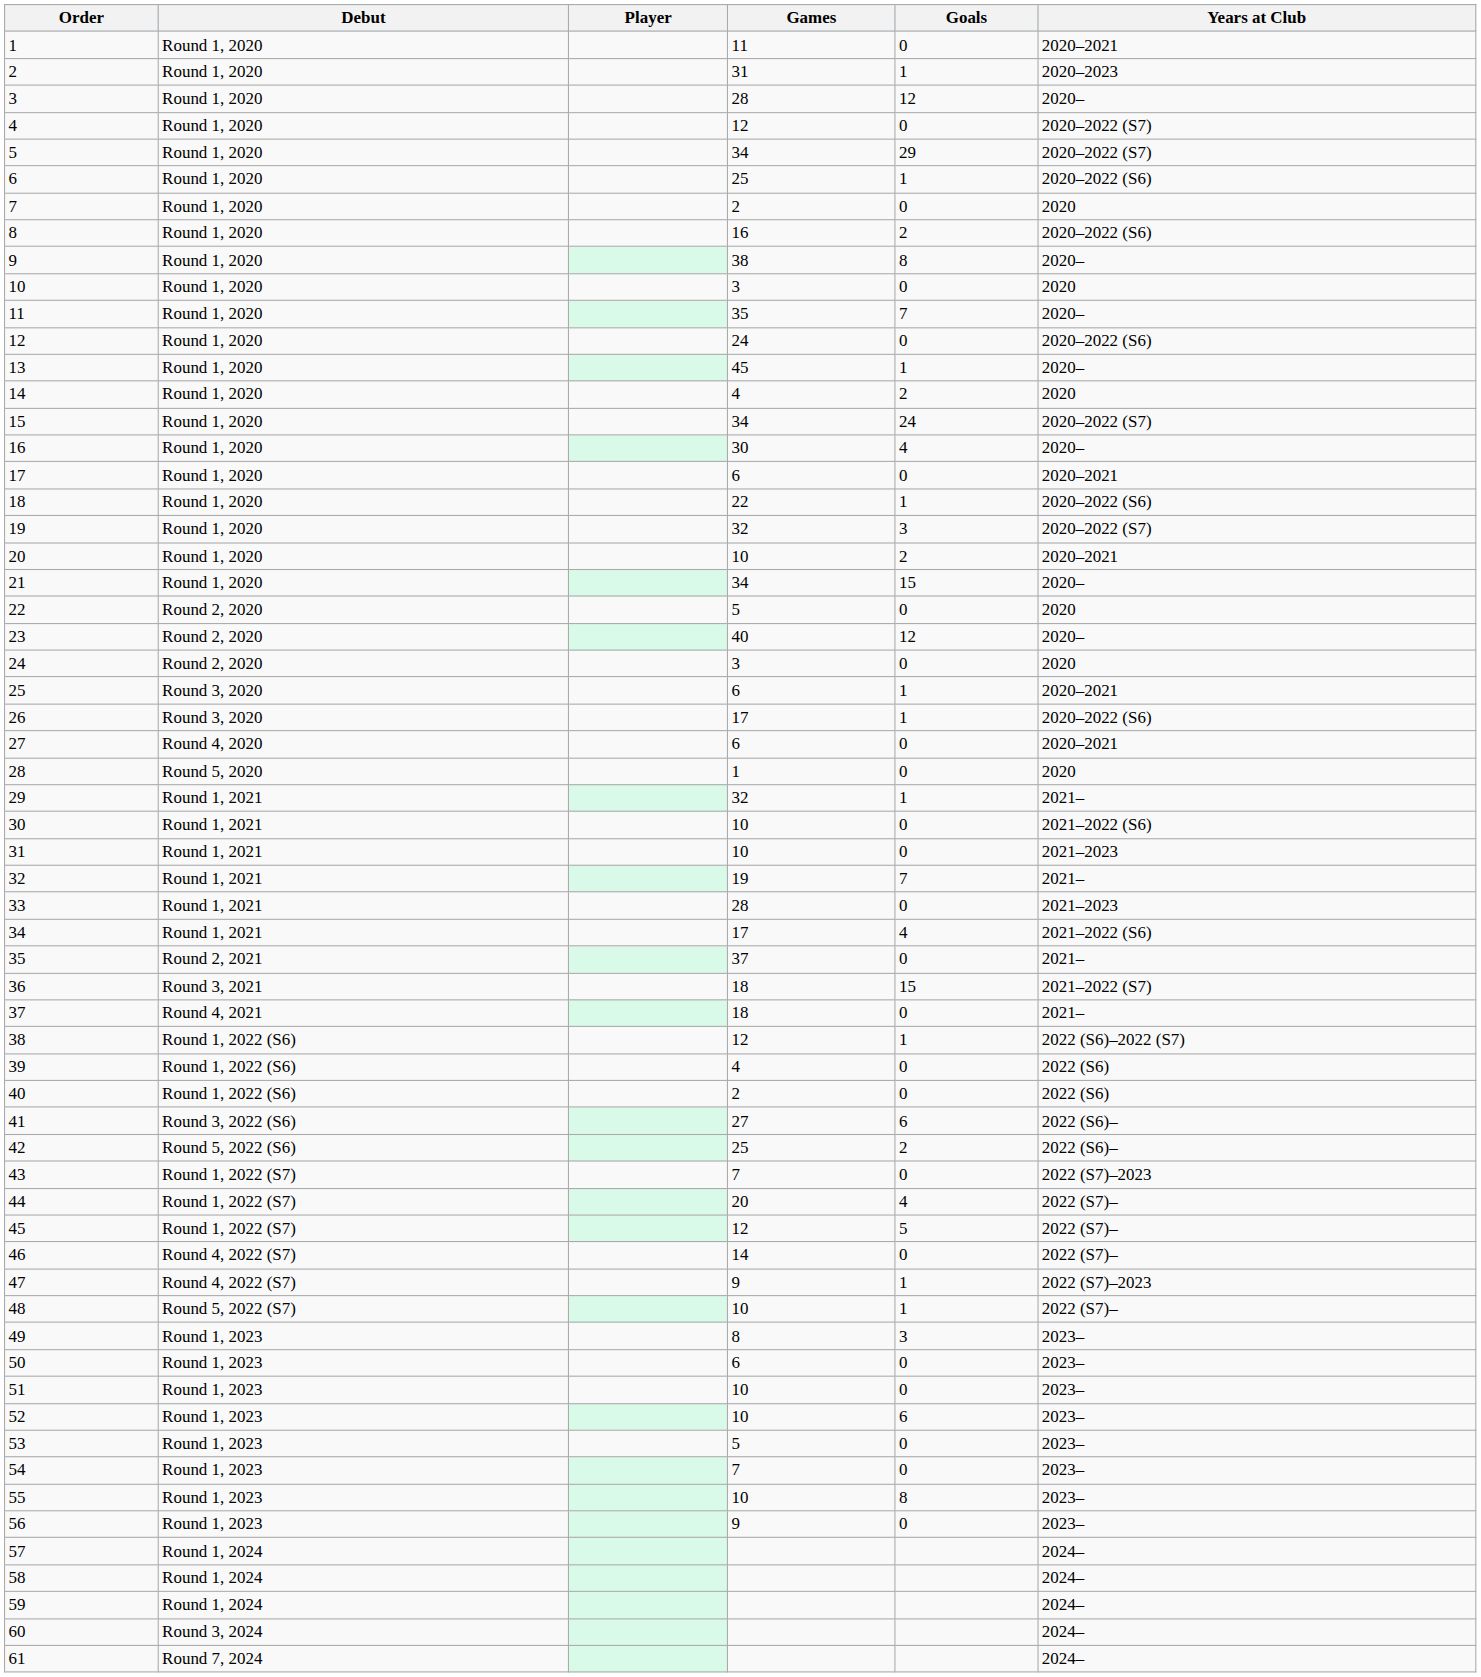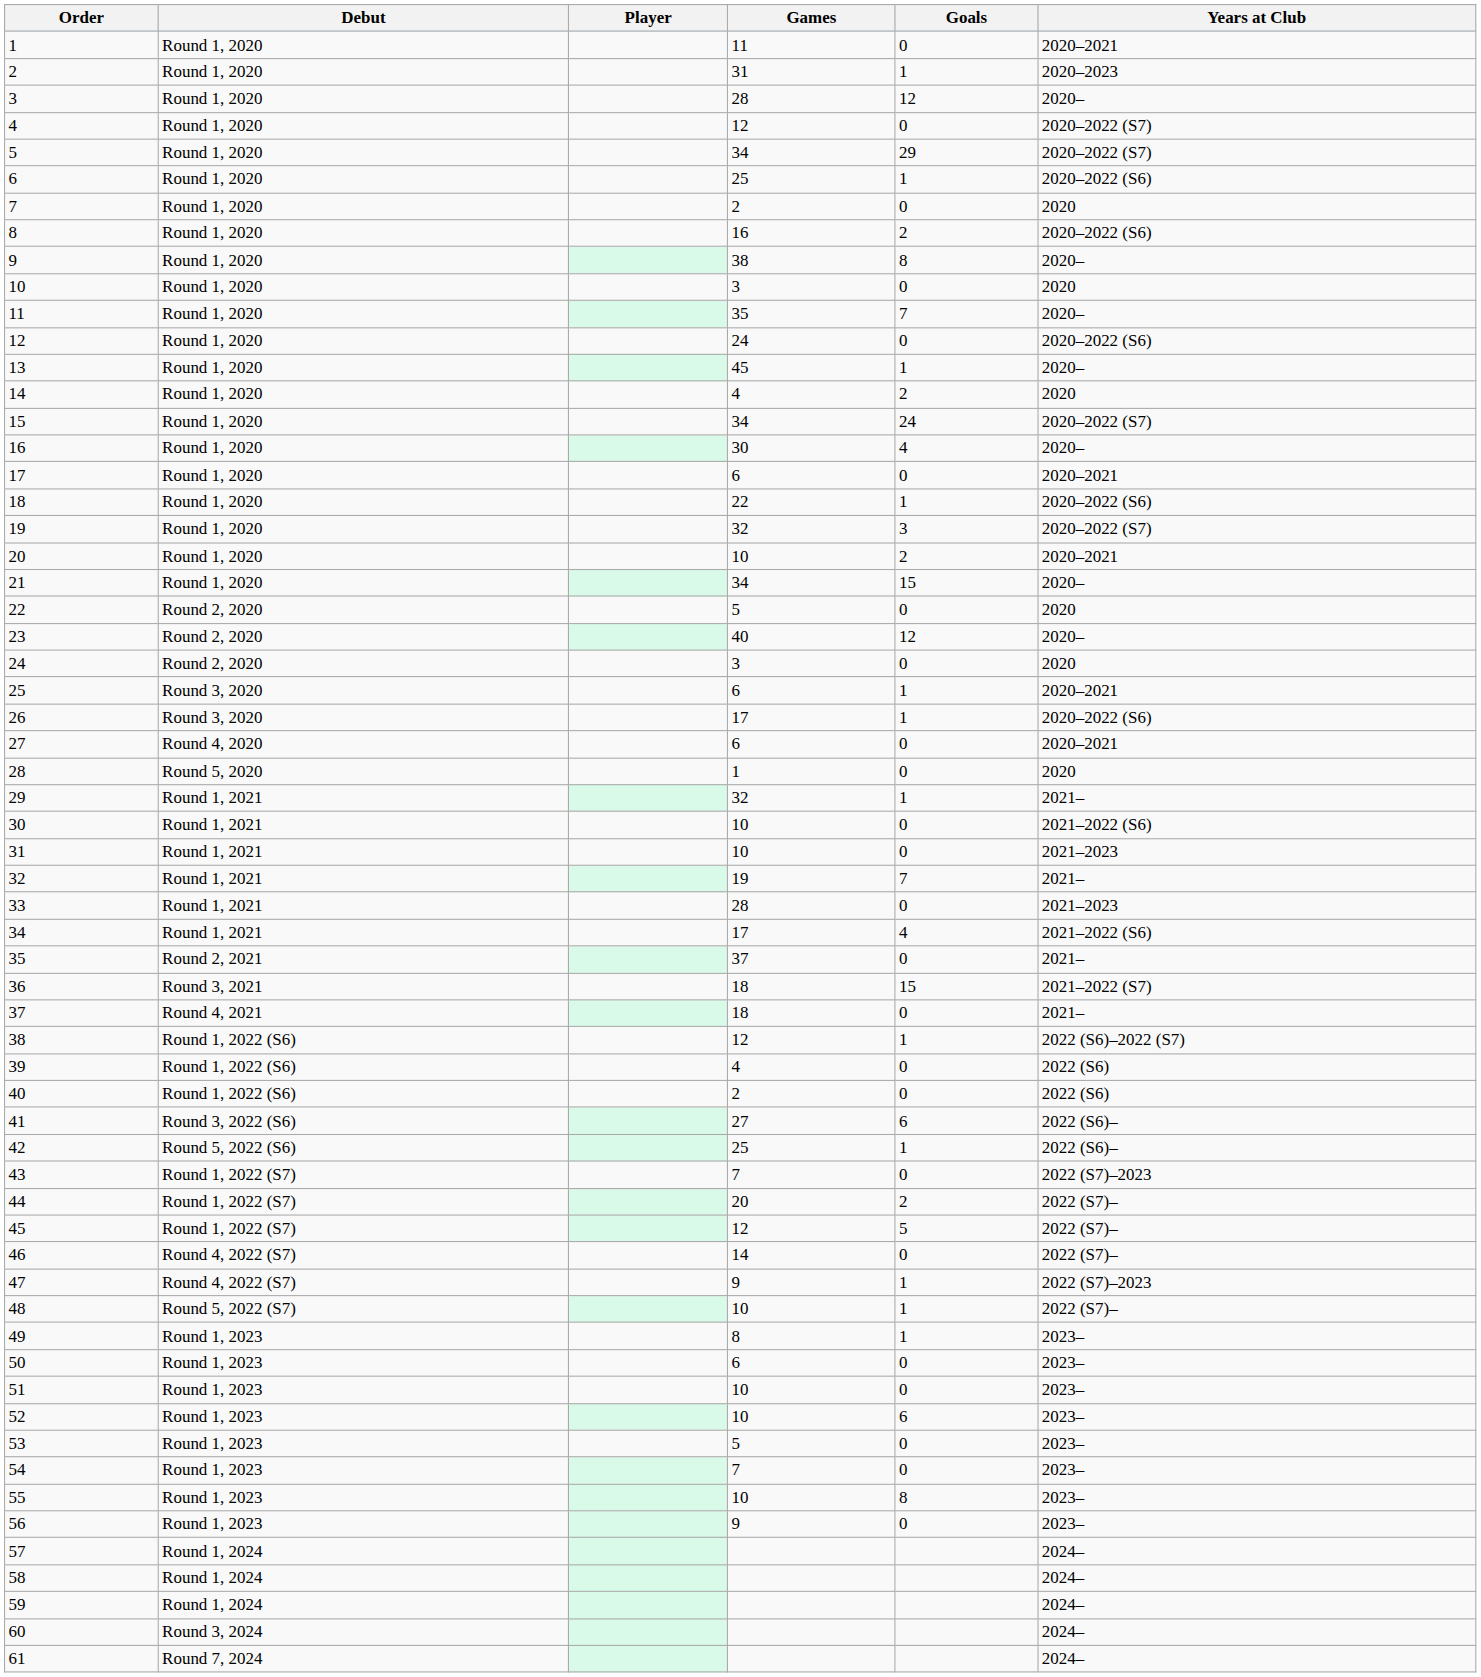(903, 1147) 2 -> (903, 1147) 1
(903, 1201) 4 -> (903, 1201) 2
(903, 1335) 3 -> (903, 1335) 1
